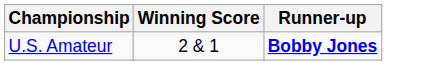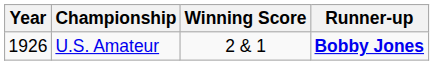+ column: (28, 18)
